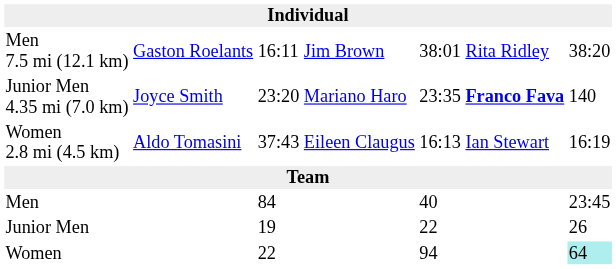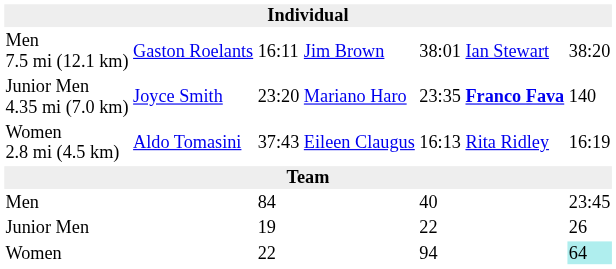(507, 50) Rita Ridley -> (507, 50) Ian Stewart
(507, 142) Ian Stewart -> (507, 142) Rita Ridley
